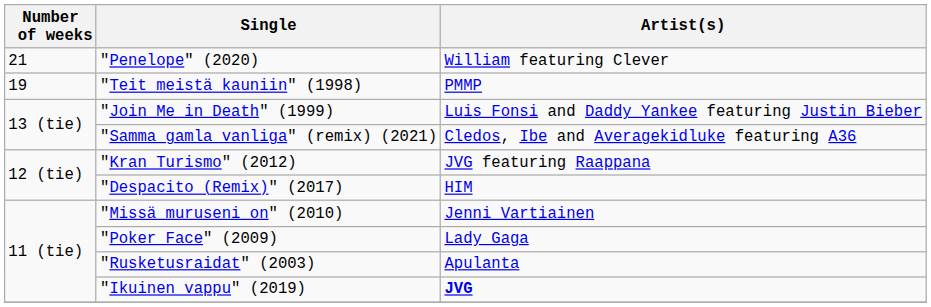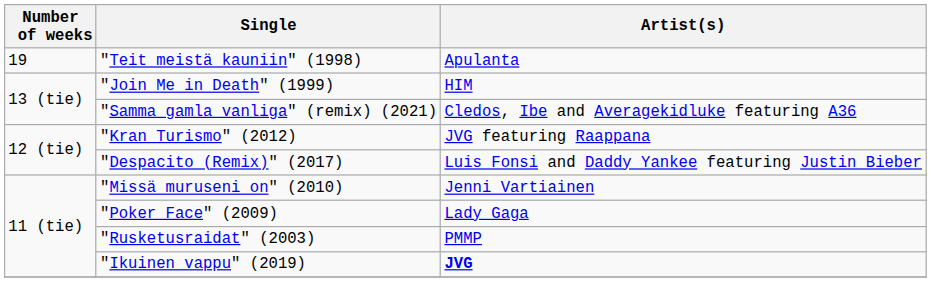- row: (180, 61)
(463, 86) PMMP -> (482, 61) Apulanta
(683, 112) Luis Fonsi and Daddy Yankee featuring Justin Bieber -> (459, 86) HIM
(459, 188) HIM -> (683, 162) Luis Fonsi and Daddy Yankee featuring Justin Bieber
(482, 264) Apulanta -> (463, 239) PMMP
